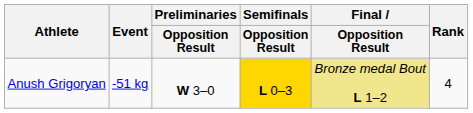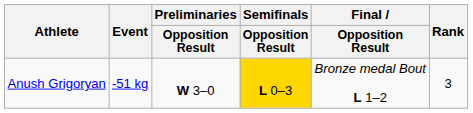(370, 84) khaki background -> (370, 84) no background
(448, 84) 4 -> (448, 84) 3
